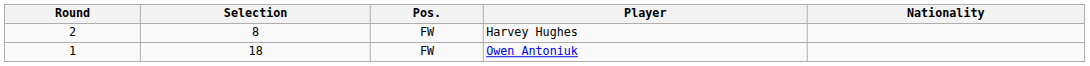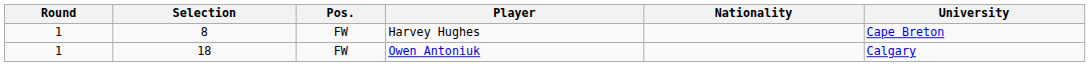+ column: (974, 14)
(73, 33) 2 -> (59, 33) 1
